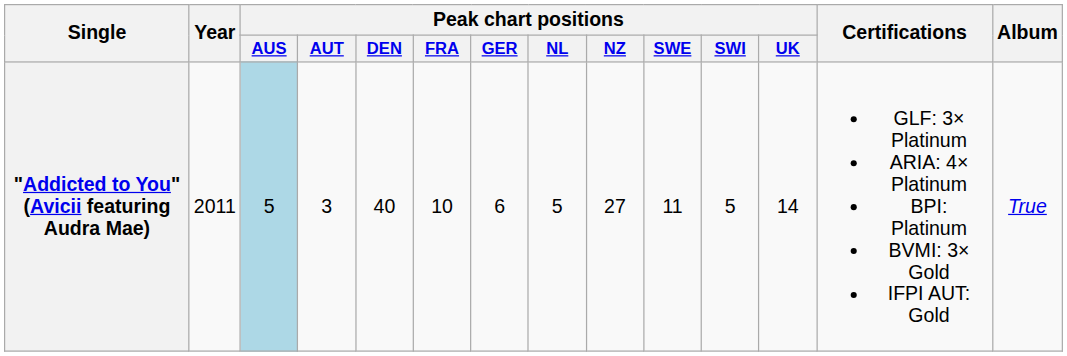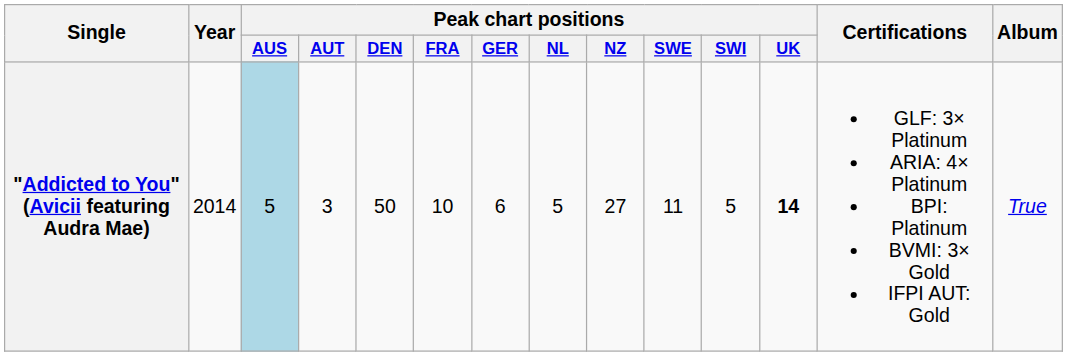(215, 206) 2011 -> (215, 206) 2014
(384, 206) 40 -> (385, 206) 50
(788, 206) normal -> (788, 206) bold
